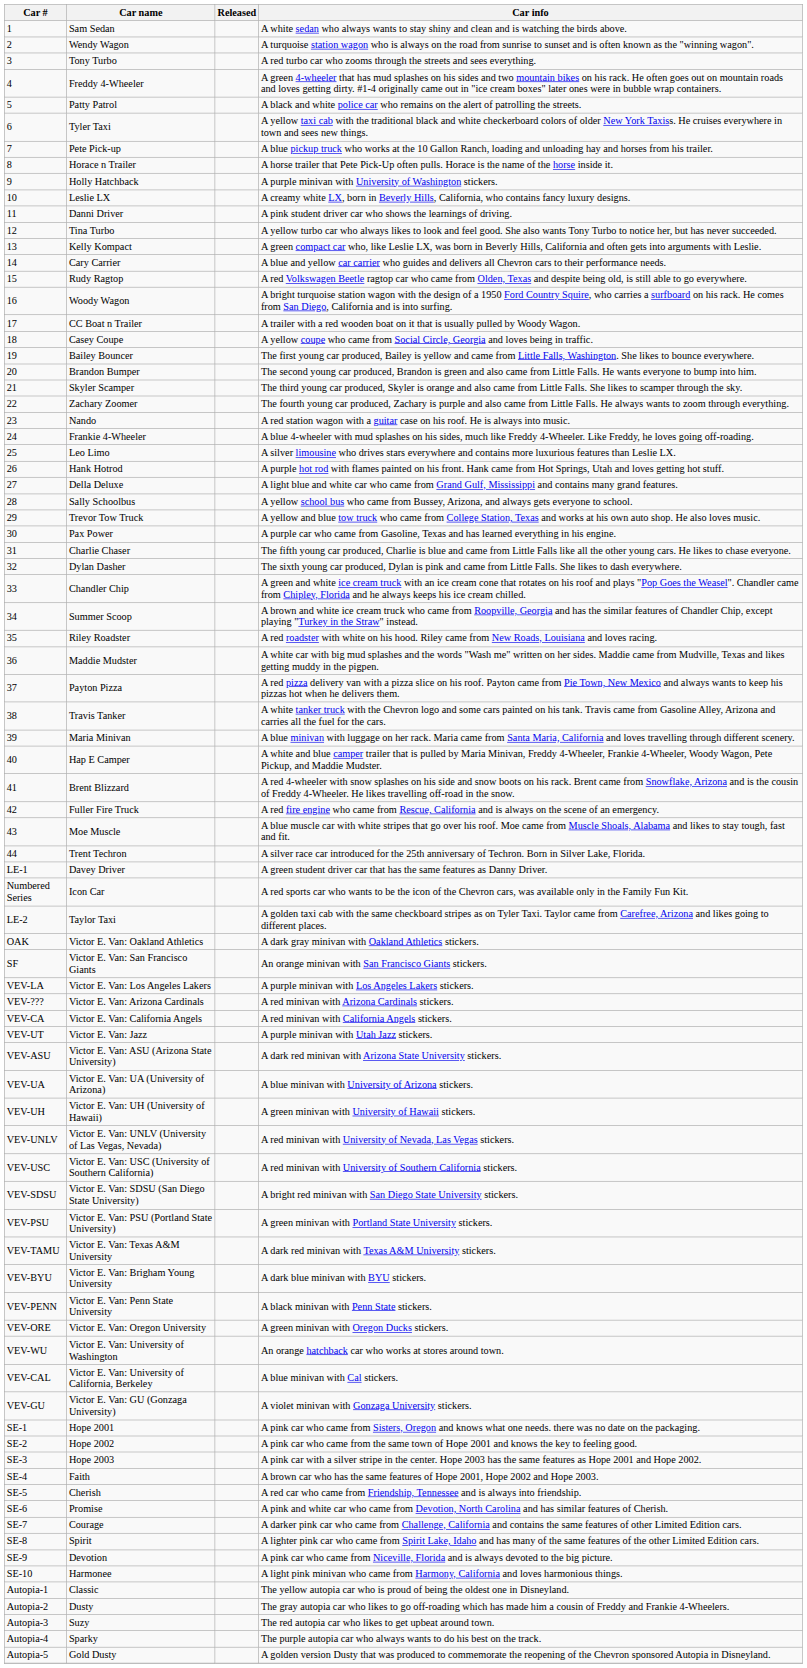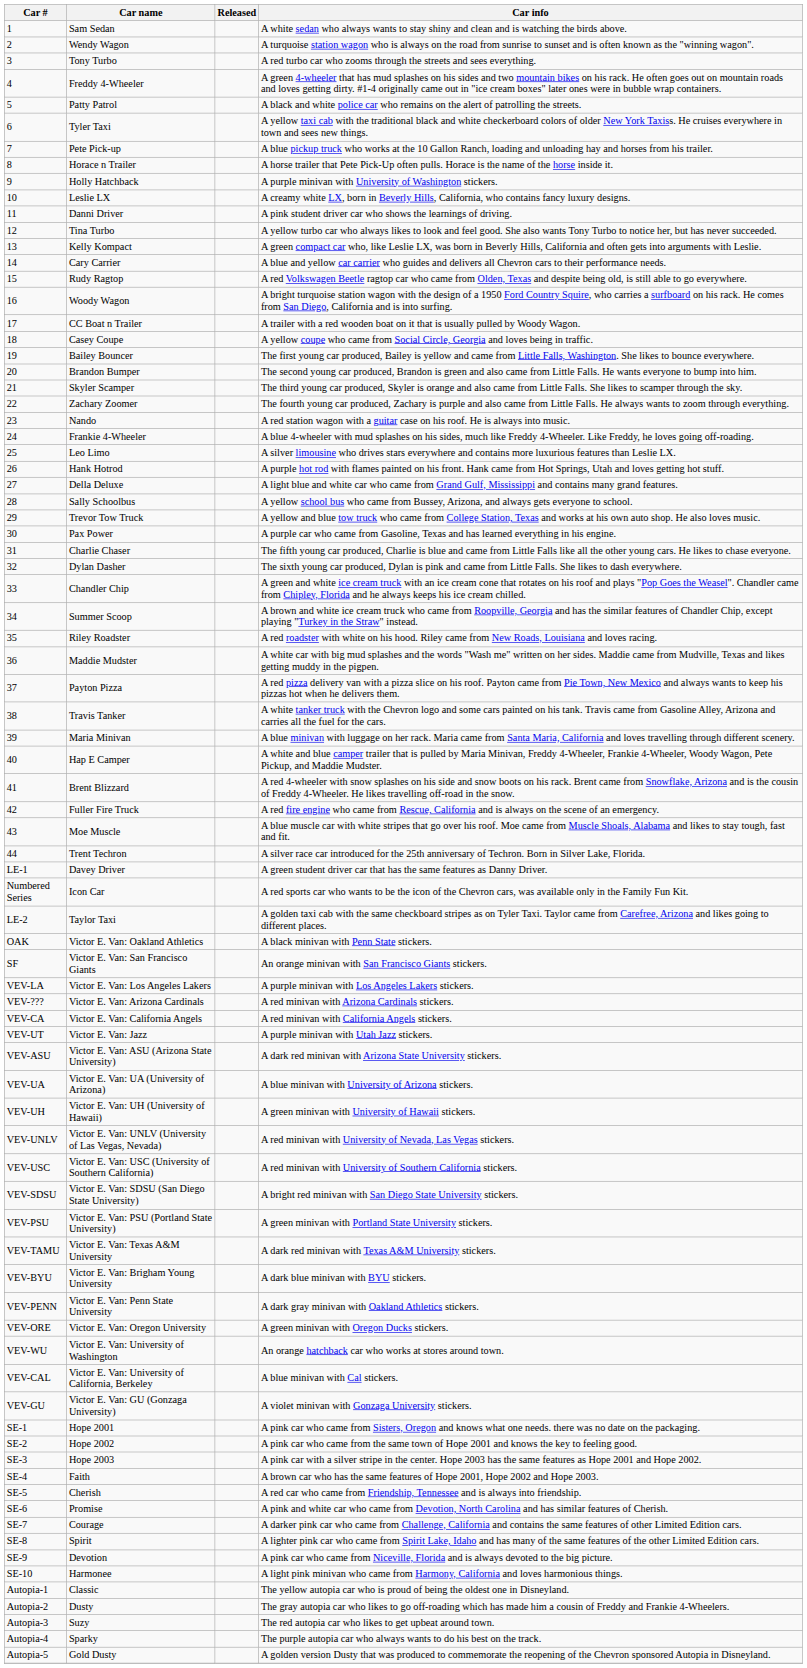(370, 941) A dark gray minivan with Oakland Athletics stickers. -> (346, 941) A black minivan with Penn State stickers.
(346, 1306) A black minivan with Penn State stickers. -> (370, 1306) A dark gray minivan with Oakland Athletics stickers.
